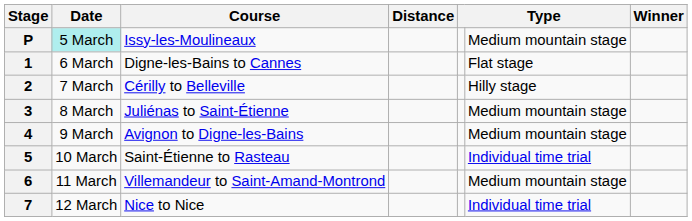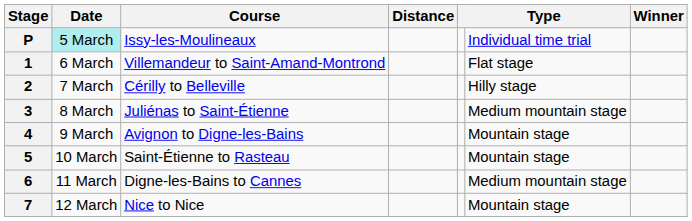(547, 39) Medium mountain stage -> (529, 39) Individual time trial
(213, 63) Digne-les-Bains to Cannes -> (255, 63) Villemandeur to Saint-Amand-Montrond
(547, 134) Medium mountain stage -> (519, 134) Mountain stage
(529, 157) Individual time trial -> (519, 157) Mountain stage
(255, 181) Villemandeur to Saint-Amand-Montrond -> (213, 181) Digne-les-Bains to Cannes
(529, 205) Individual time trial -> (519, 205) Mountain stage
